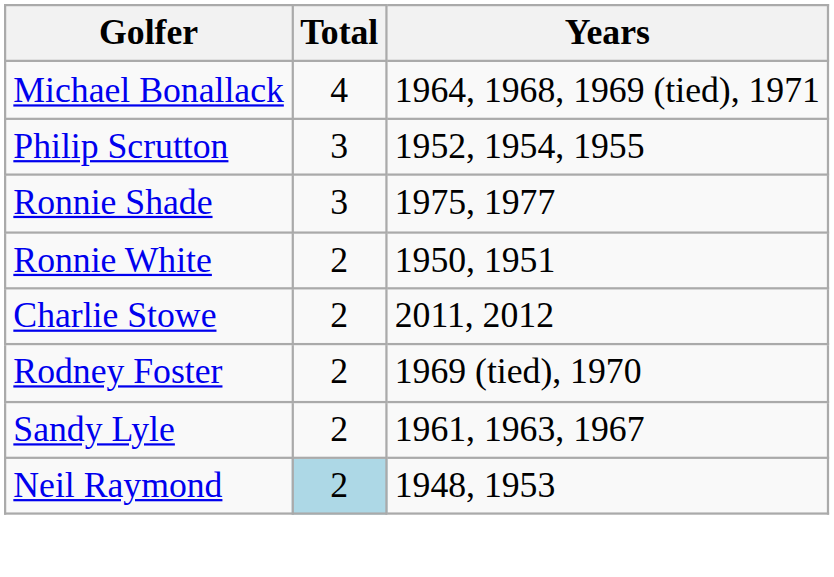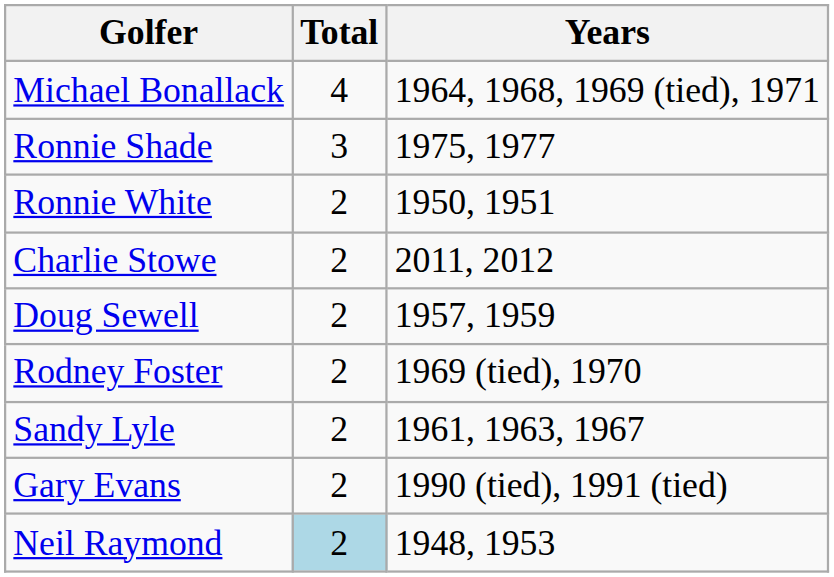- row: (121, 145)
+ row: (106, 315)
+ row: (97, 485)
